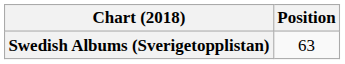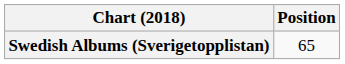(307, 44) 63 -> (307, 44) 65
